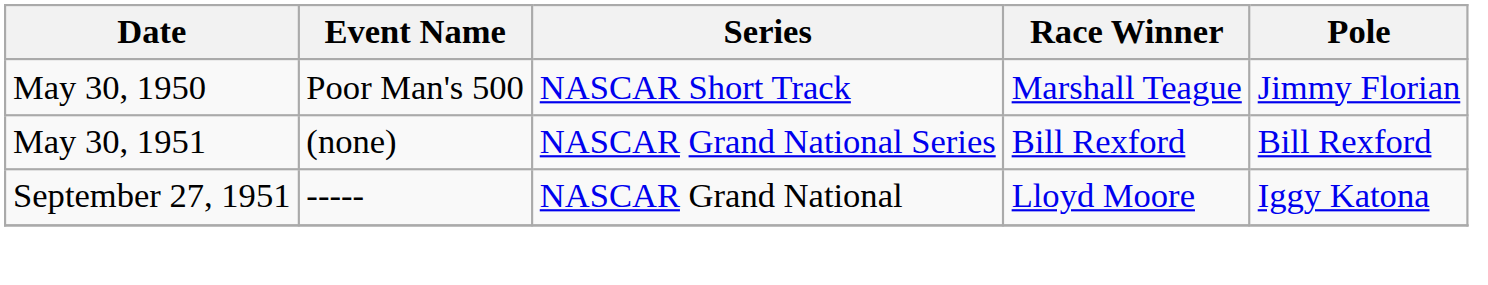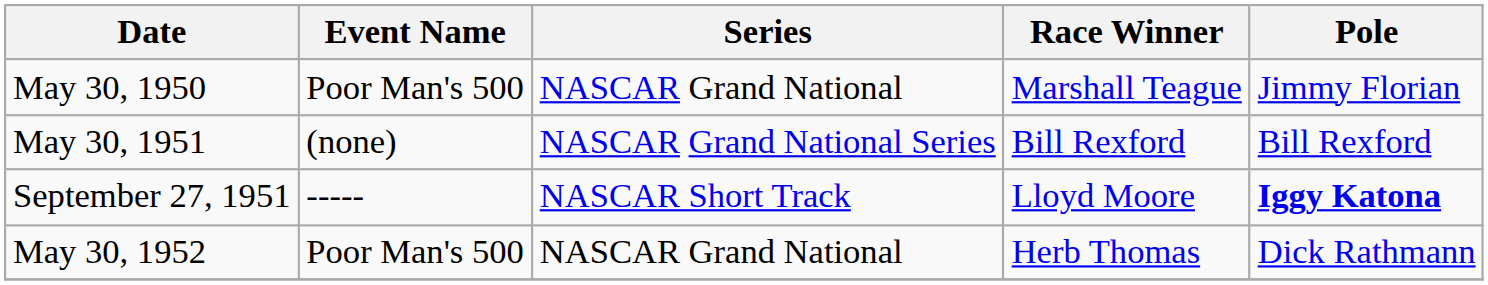(695, 86) NASCAR Short Track -> (721, 86) NASCAR Grand National
(721, 196) NASCAR Grand National -> (695, 196) NASCAR Short Track
(1344, 196) normal -> (1349, 196) bold
+ row: (110, 251)
